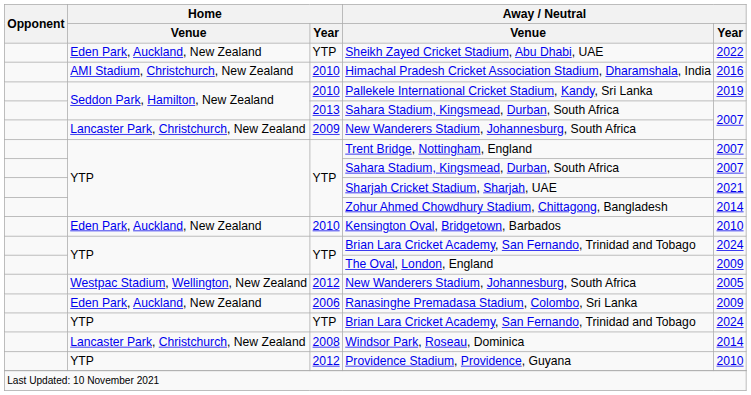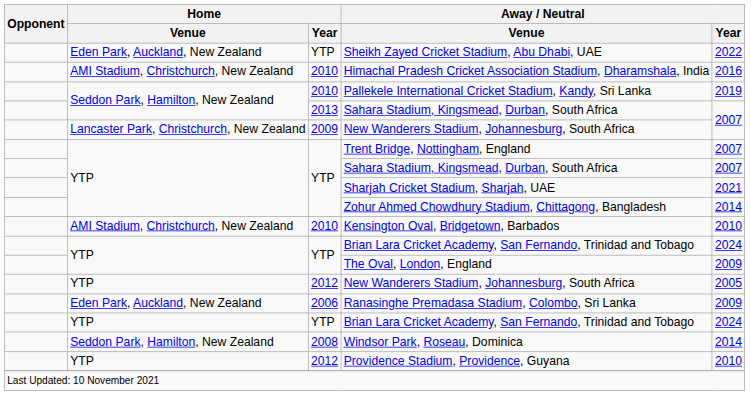(166, 226) Eden Park, Auckland, New Zealand -> (182, 226) AMI Stadium, Christchurch, New Zealand
(189, 284) Westpac Stadium, Wellington, New Zealand -> (82, 284) YTP
(188, 341) Lancaster Park, Christchurch, New Zealand -> (172, 341) Seddon Park, Hamilton, New Zealand
